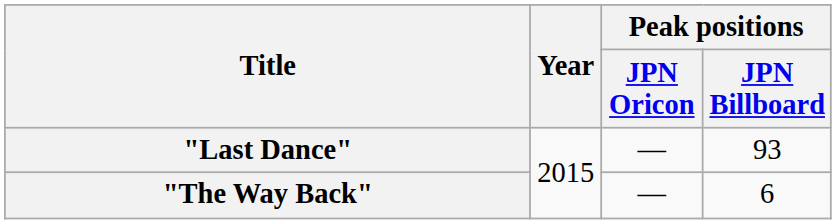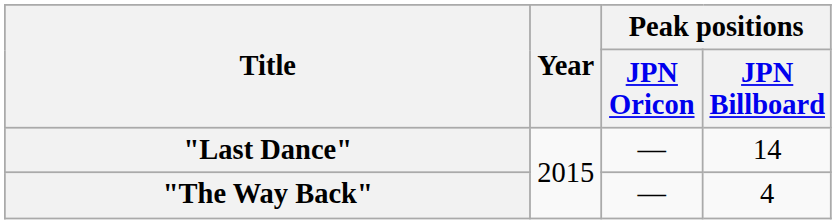(767, 149) 93 -> (767, 149) 14
(767, 194) 6 -> (767, 194) 4
